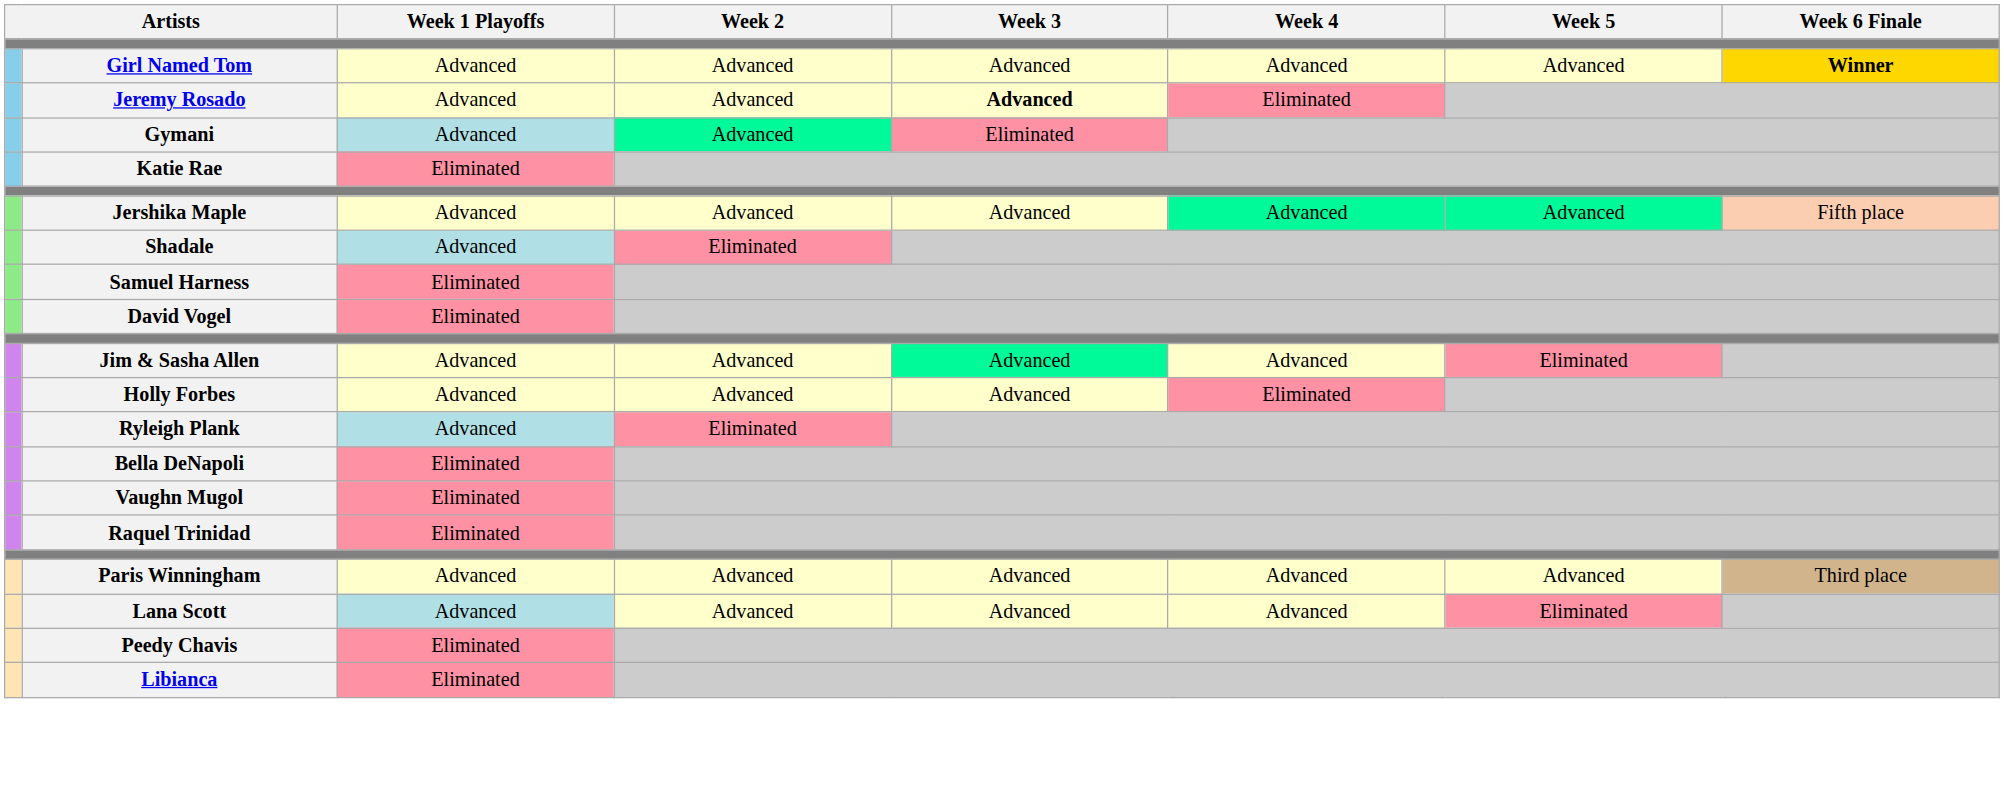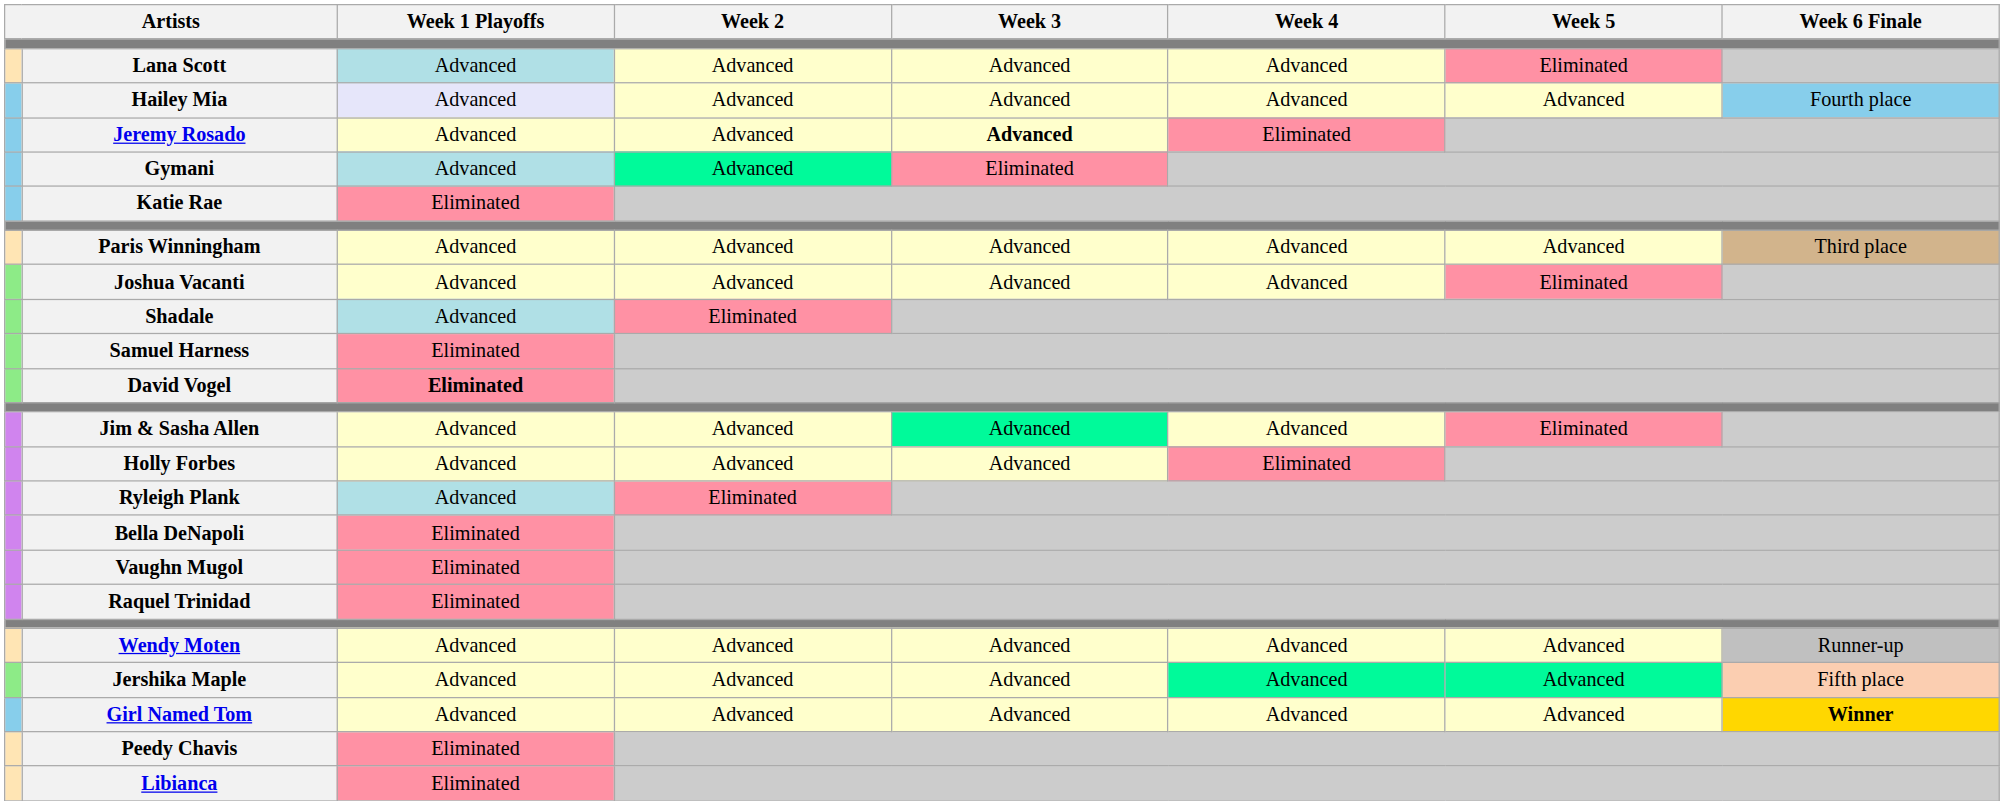rows swapped: (179, 65) <-> (179, 610)
+ row: (179, 100)
rows swapped: (179, 212) <-> (179, 576)
+ row: (179, 281)
(476, 316) normal -> (476, 385) bold
+ row: (179, 645)
